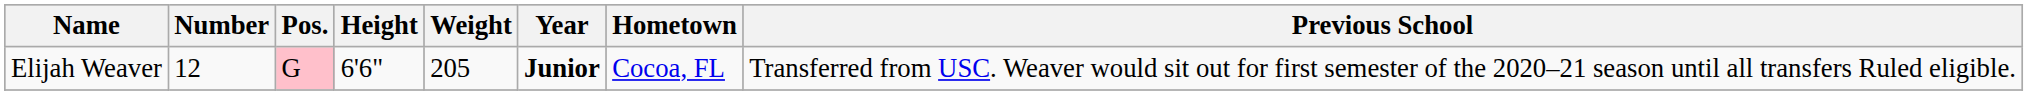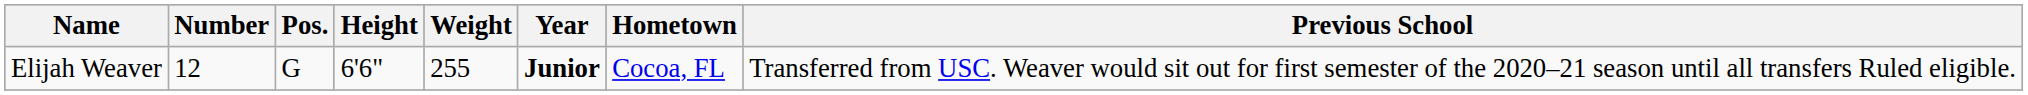(291, 68) pink background -> (291, 68) no background
(450, 68) 205 -> (450, 68) 255
